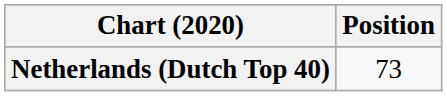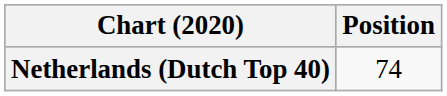(389, 68) 73 -> (389, 68) 74
